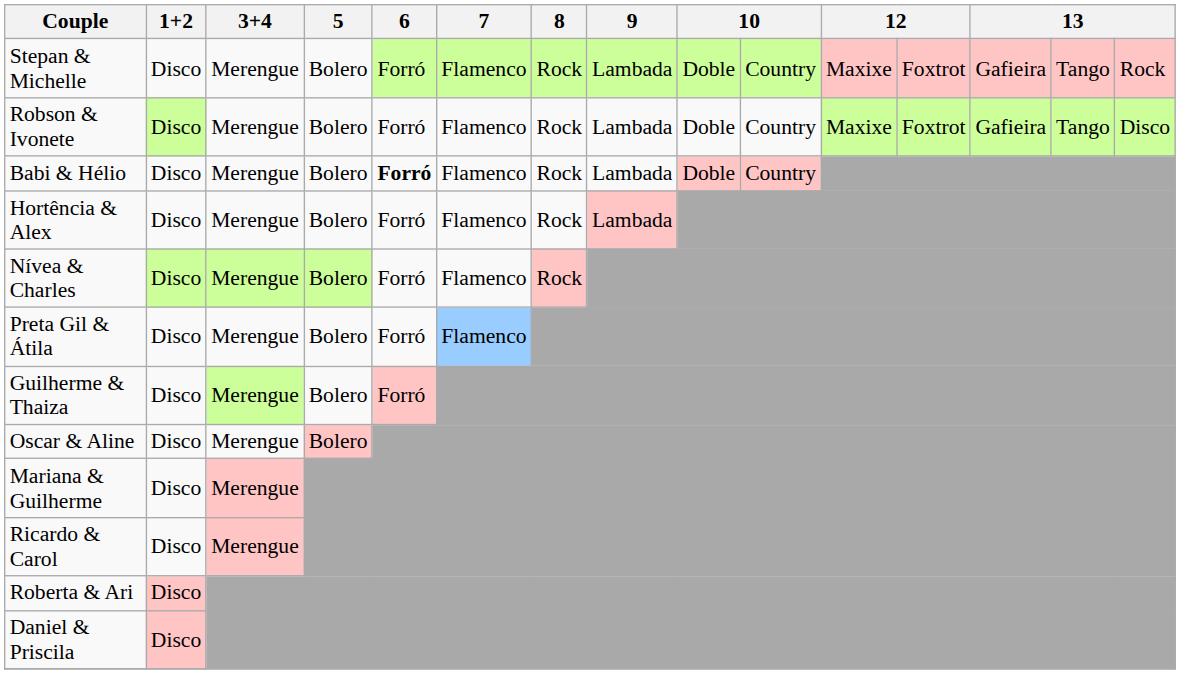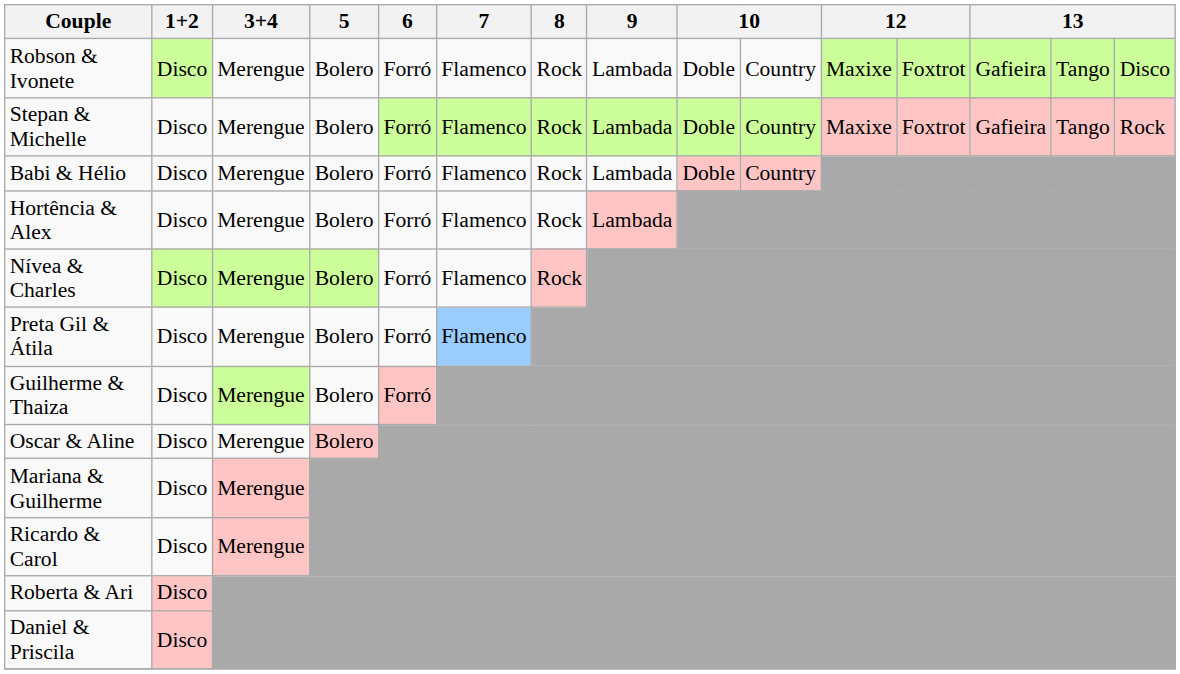rows swapped: (54, 126) <-> (50, 68)
(404, 172) bold -> (407, 172) normal
